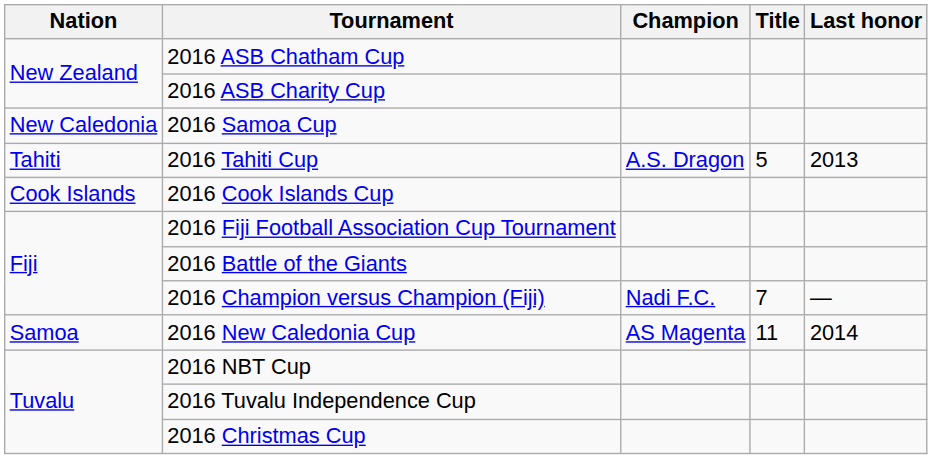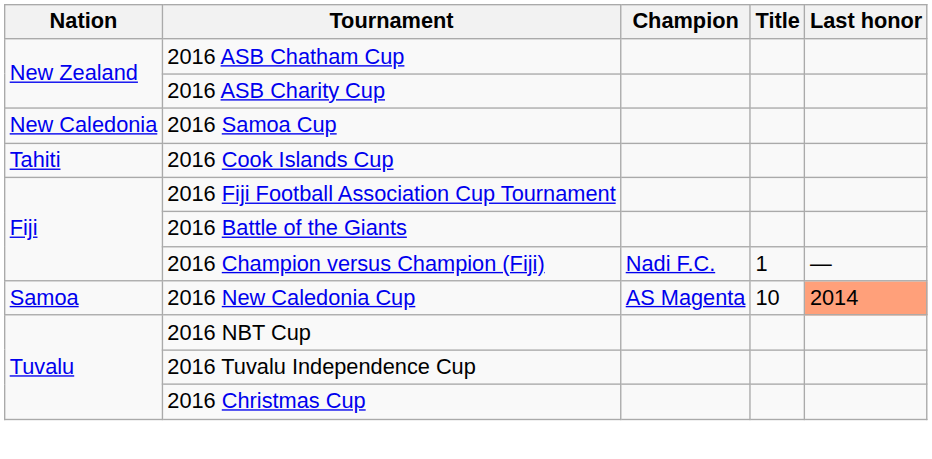- row: (243, 159)
(73, 194) Cook Islands -> (35, 159) Tahiti
(762, 297) 7 -> (762, 263) 1
(767, 332) 11 -> (768, 297) 10
(834, 332) no background -> (834, 297) lightsalmon background
